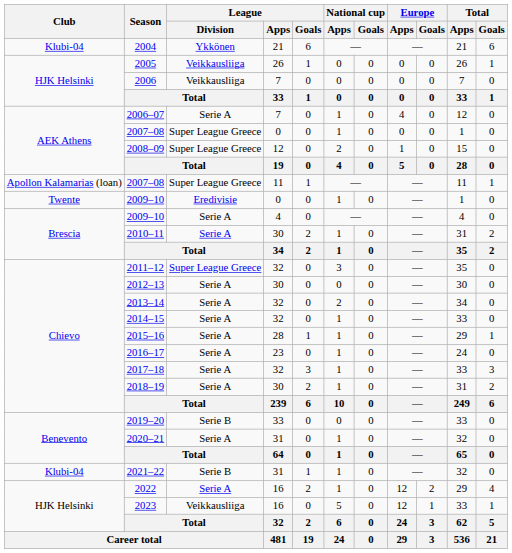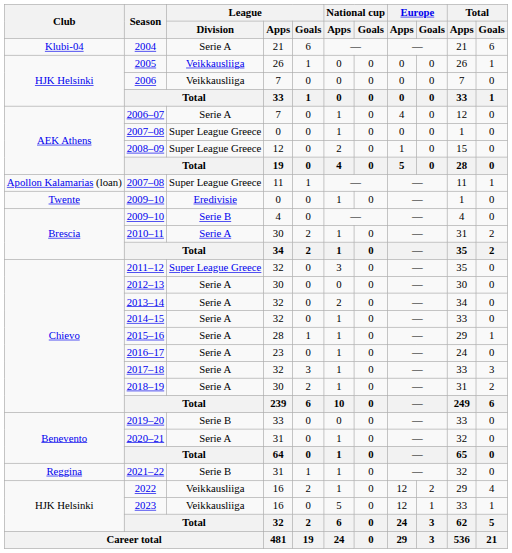(215, 47) Ykkönen -> (215, 47) Serie A
(215, 217) Serie A -> (215, 217) Serie B
(64, 472) Klubi-04 -> (64, 472) Reggina
(215, 489) Serie A -> (215, 489) Veikkausliiga
